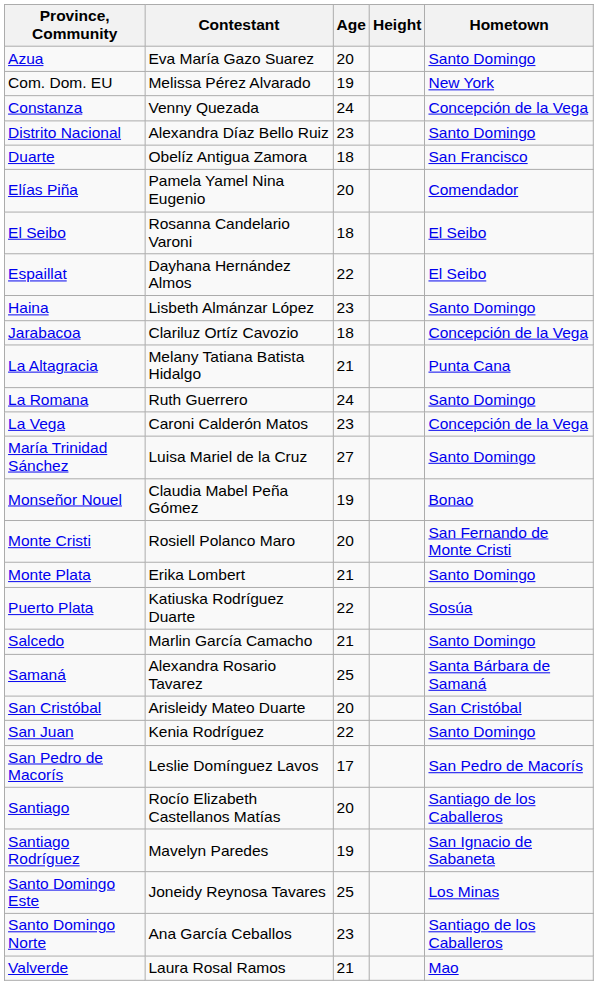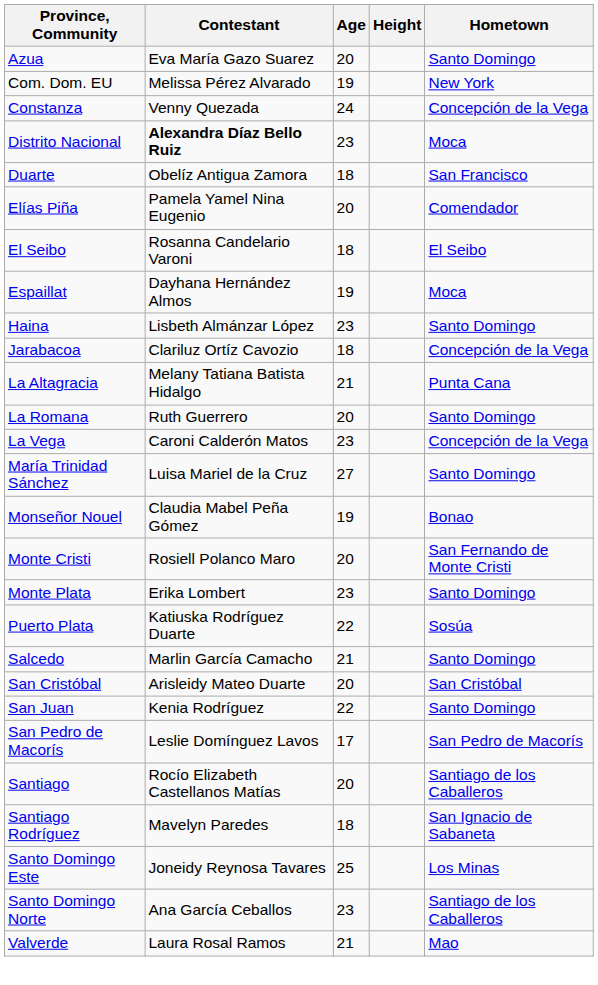(239, 132) normal -> (225, 141) bold
(482, 132) Santo Domingo -> (447, 141) Moca
(345, 274) 22 -> (345, 292) 19
(457, 274) El Seibo -> (447, 292) Moca
(345, 399) 24 -> (345, 416) 20
(345, 574) 21 -> (345, 592) 23
- row: (37, 674)
(345, 850) 19 -> (345, 825) 18
